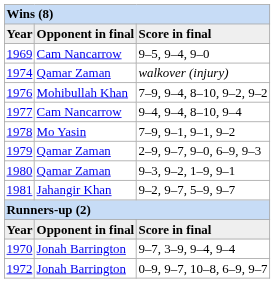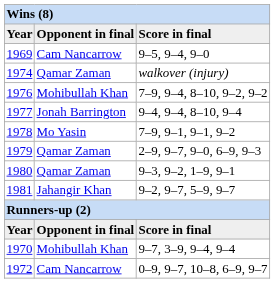(79, 112) Cam Nancarrow -> (81, 112) Jonah Barrington
(81, 248) Jonah Barrington -> (82, 248) Mohibullah Khan
(81, 268) Jonah Barrington -> (79, 268) Cam Nancarrow
